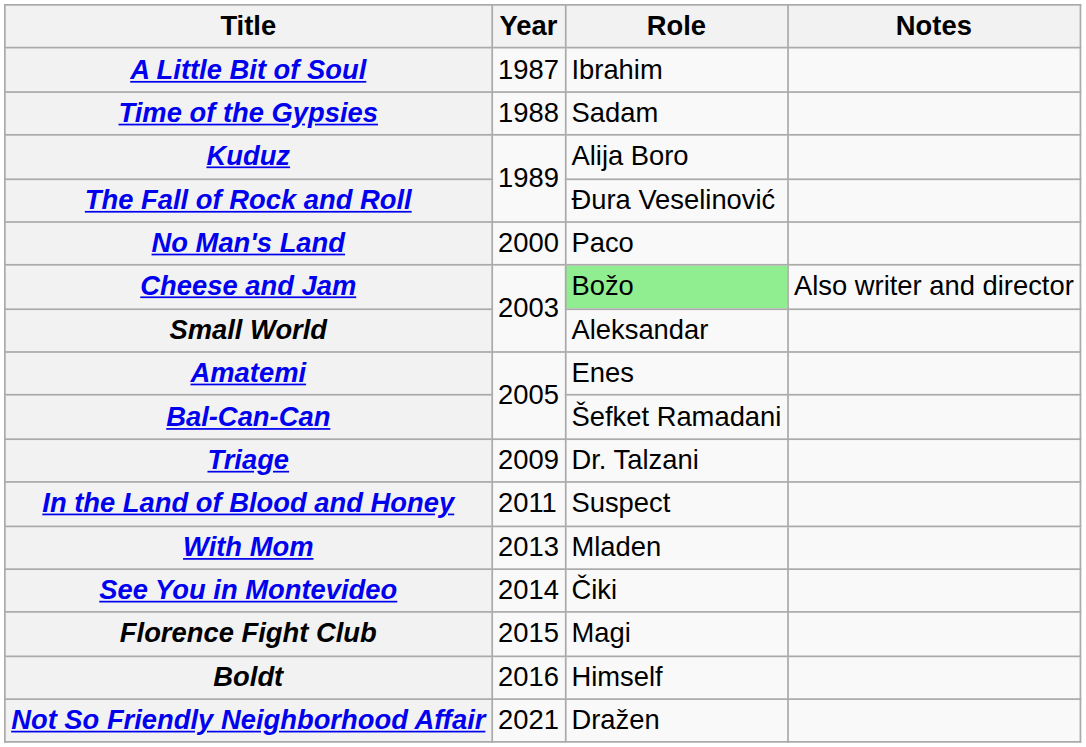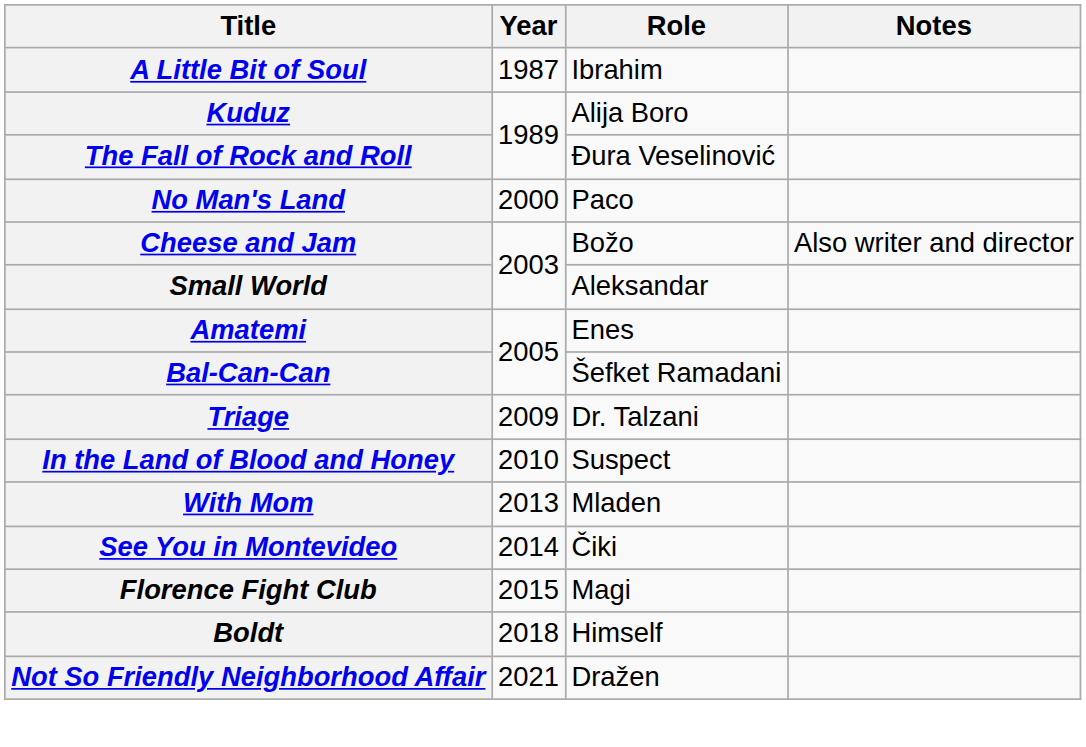- row: (248, 112)
(603, 286) lightgreen background -> (603, 243) no background
(527, 503) 2011 -> (528, 460) 2010
(528, 677) 2016 -> (528, 633) 2018
